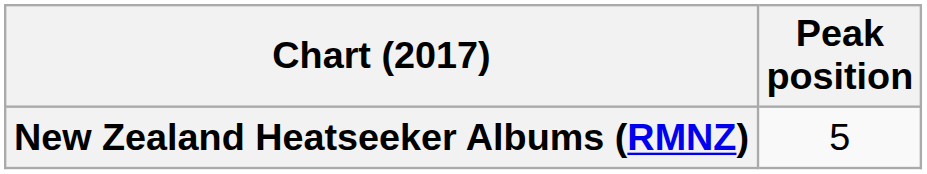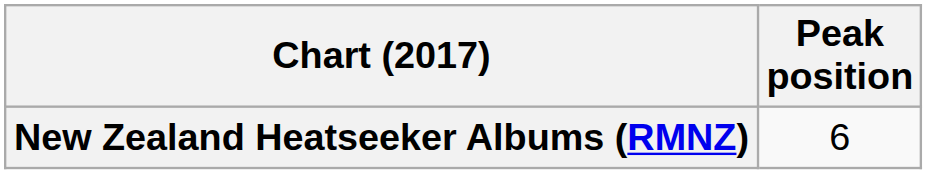(840, 136) 5 -> (840, 136) 6
